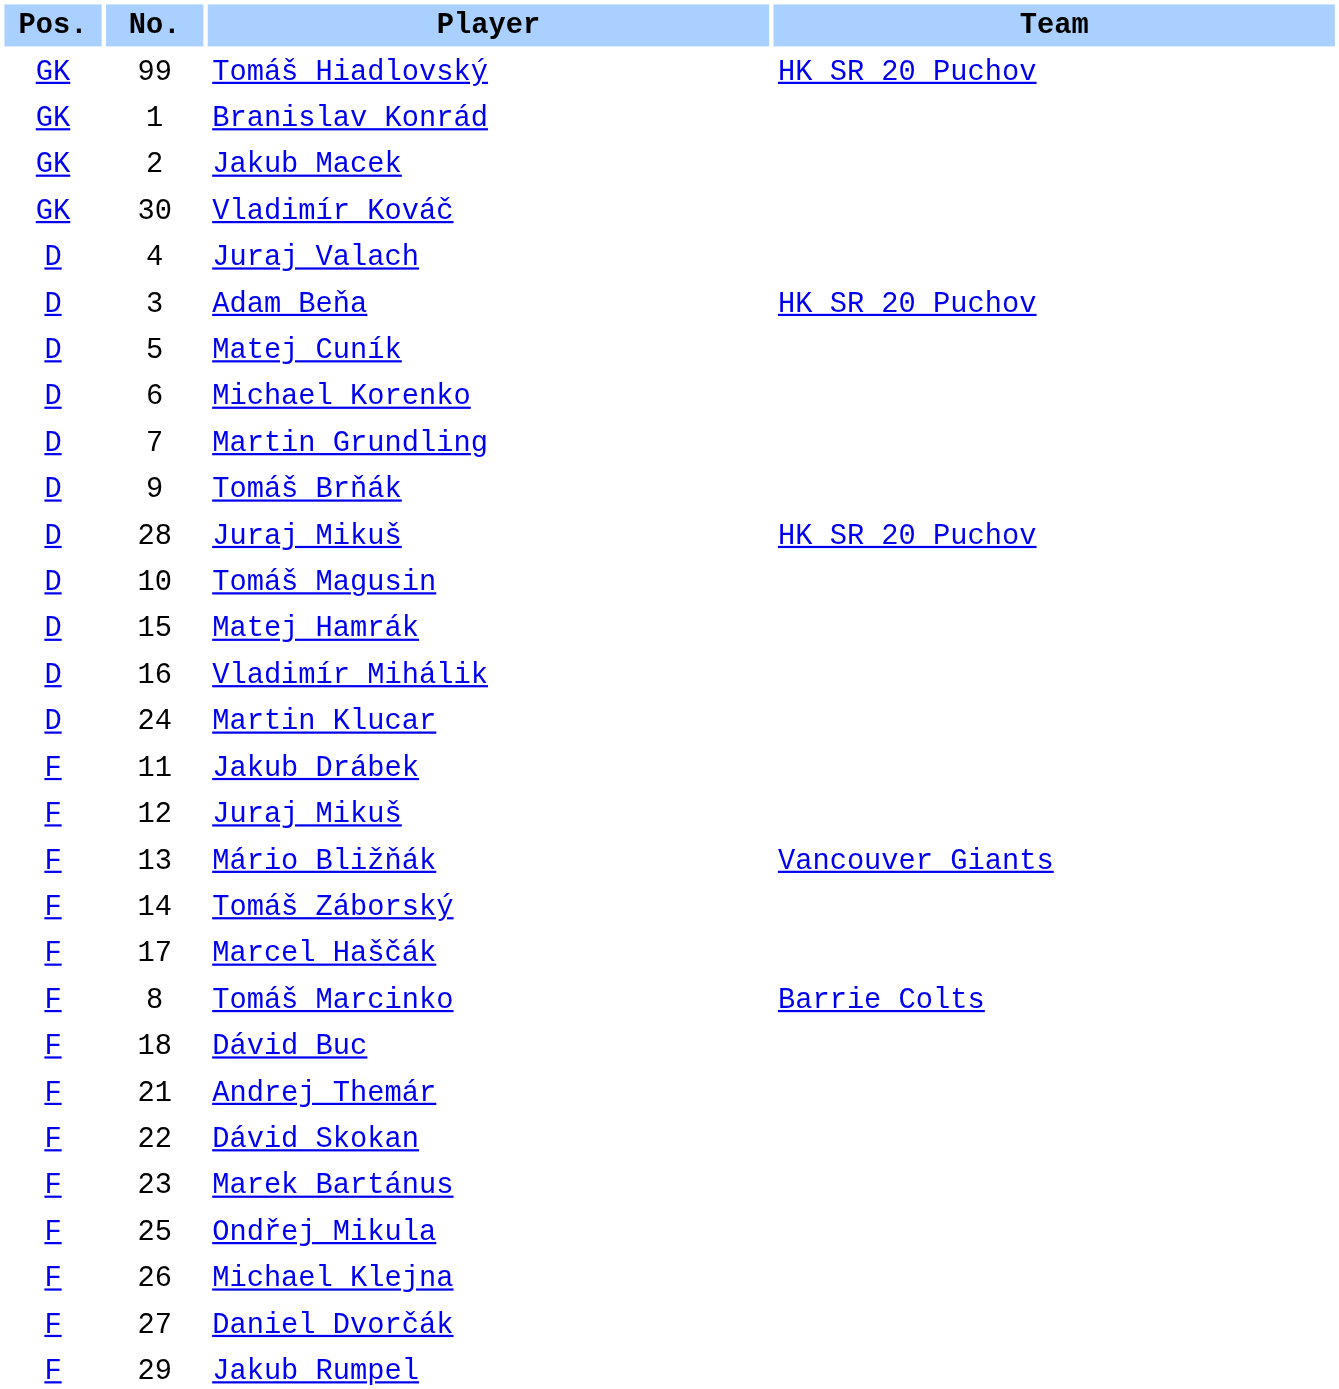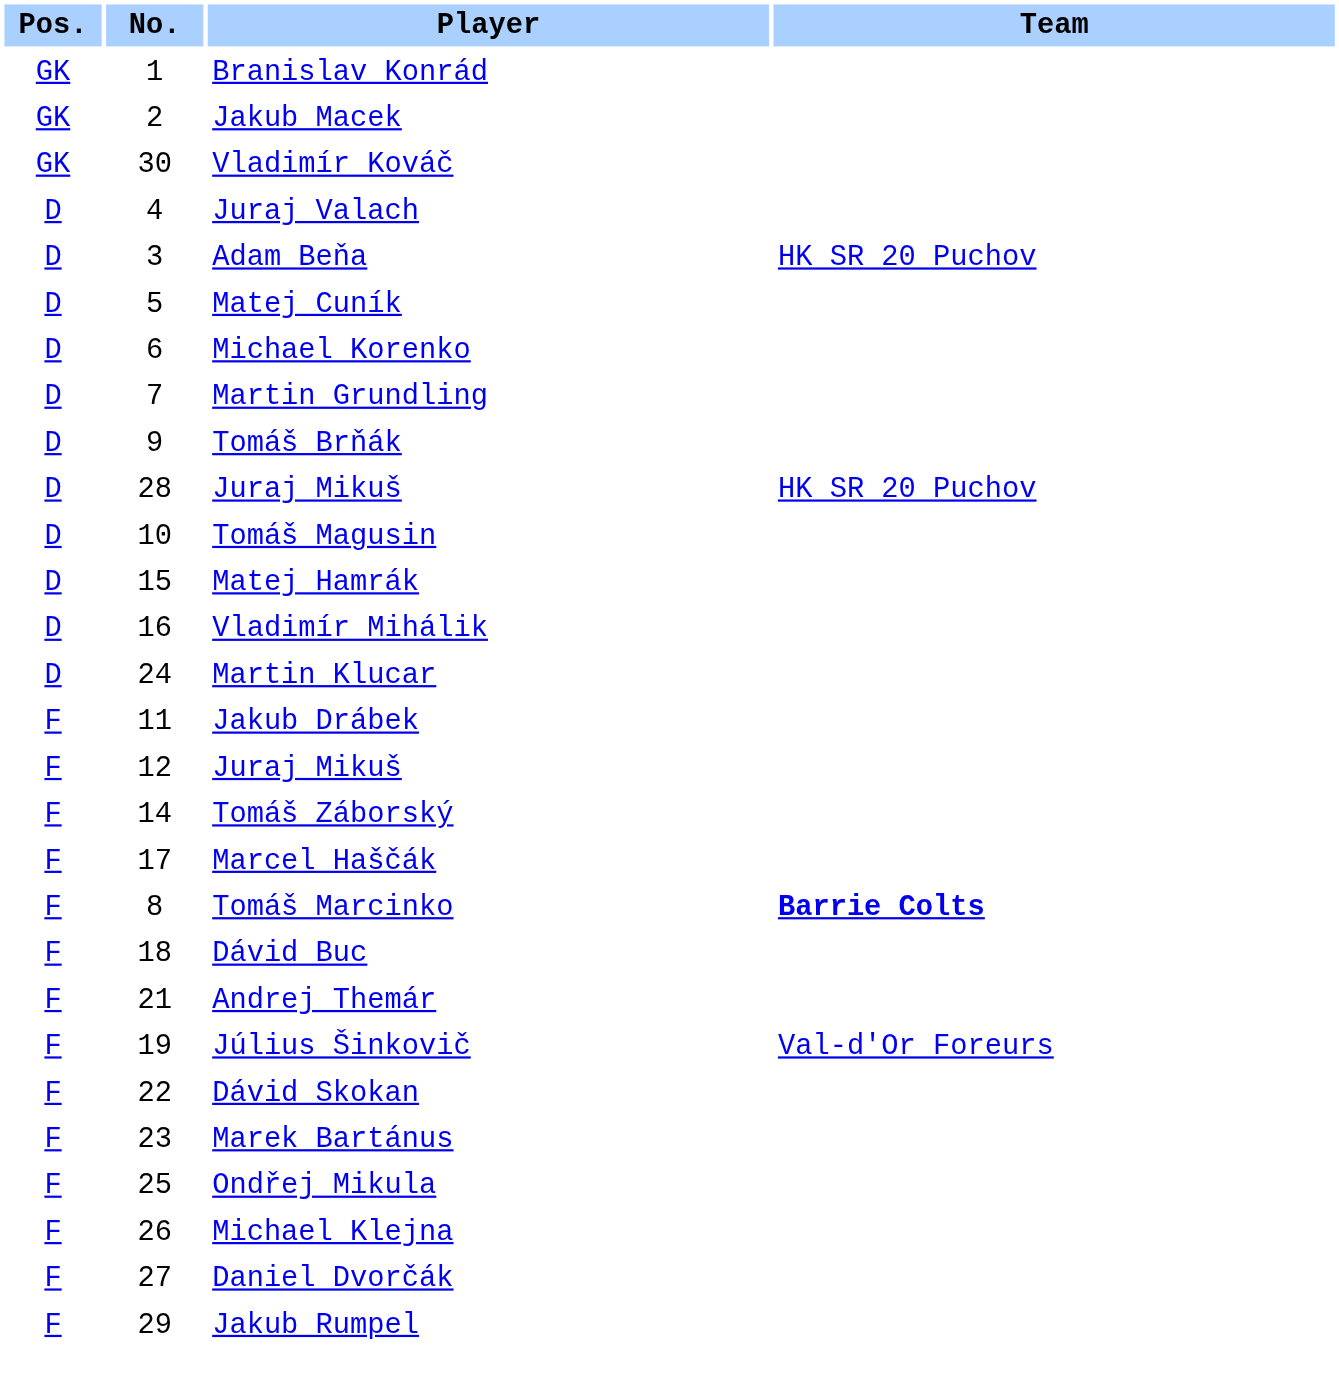- row: (155, 72)
- row: (155, 861)
(881, 1000) normal -> (881, 907) bold
+ row: (155, 1046)
